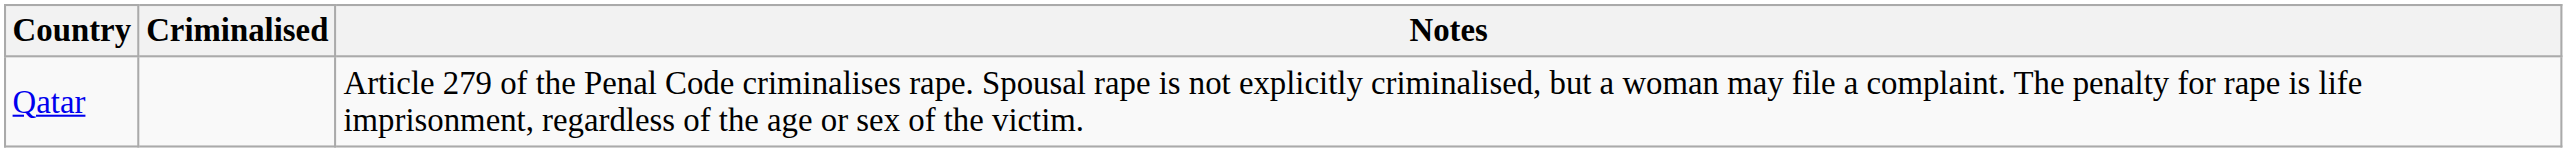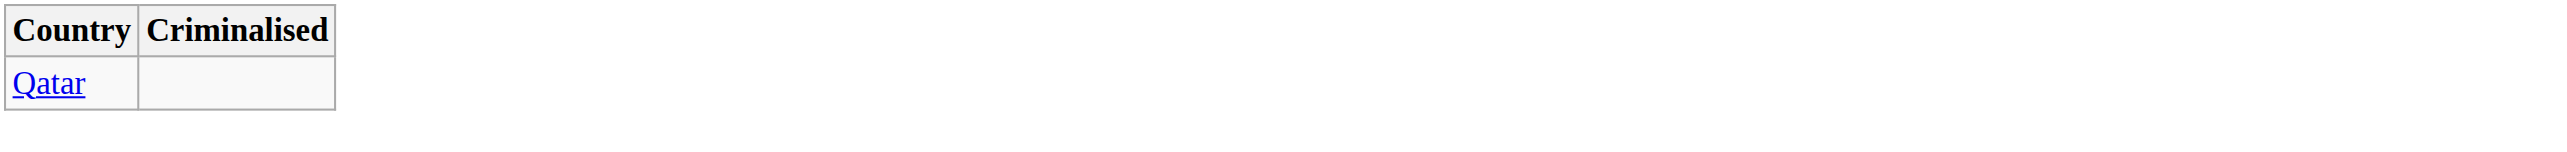- column: (1449, 30)
